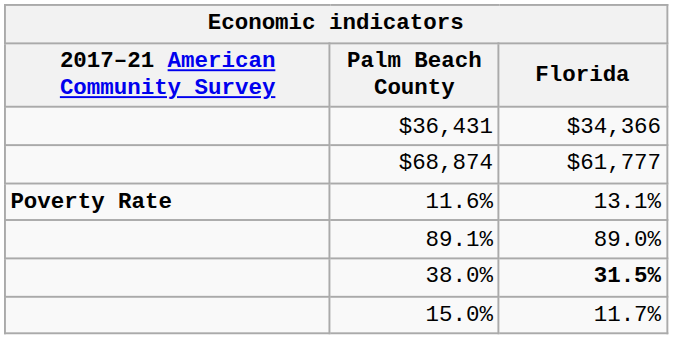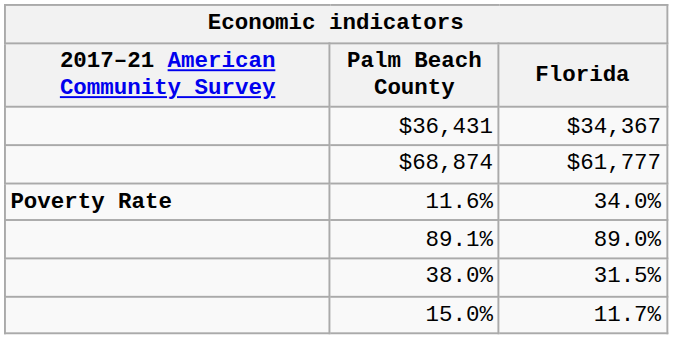(614, 126) $34,366 -> (614, 126) $34,367
(627, 201) 13.1% -> (627, 201) 34.0%
(627, 277) bold -> (627, 277) normal
